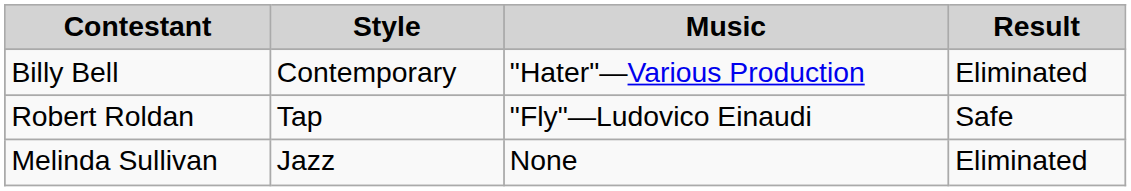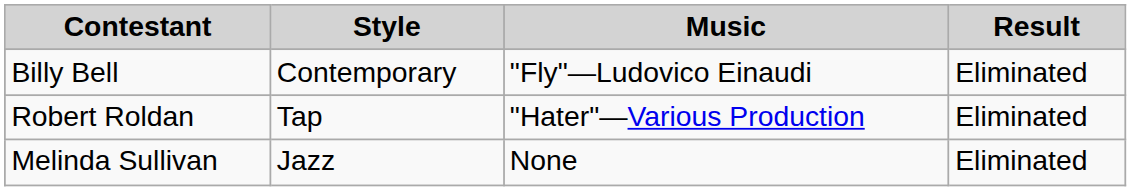(687, 71) "Hater"—Various Production -> (661, 71) "Fly"—Ludovico Einaudi
(661, 116) "Fly"—Ludovico Einaudi -> (687, 116) "Hater"—Various Production
(984, 116) Safe -> (1021, 116) Eliminated
